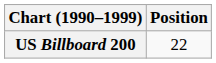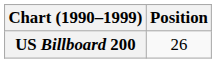(179, 44) 22 -> (179, 44) 26
